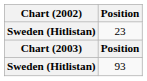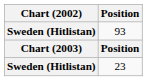rows swapped: (120, 31) <-> (120, 66)
